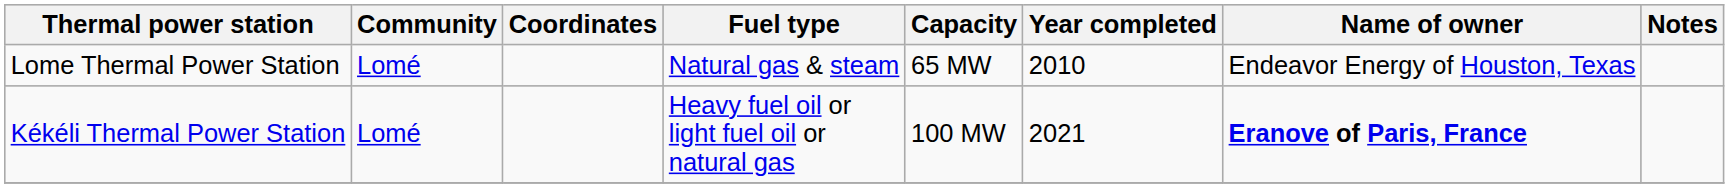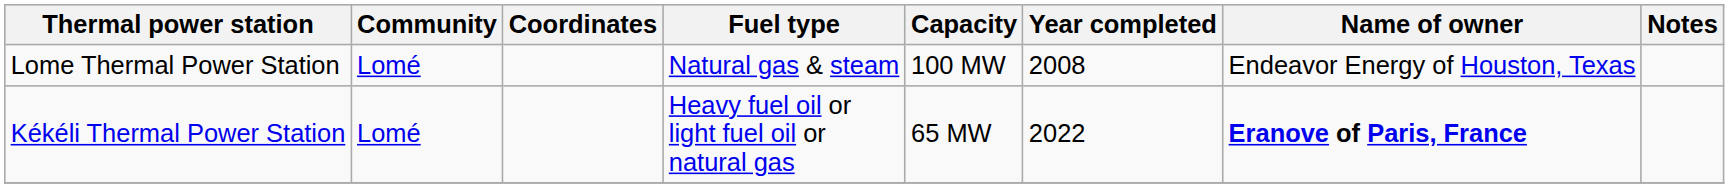(951, 65) 65 MW -> (958, 65) 100 MW
(1057, 65) 2010 -> (1057, 65) 2008
(958, 133) 100 MW -> (951, 133) 65 MW
(1057, 133) 2021 -> (1057, 133) 2022
